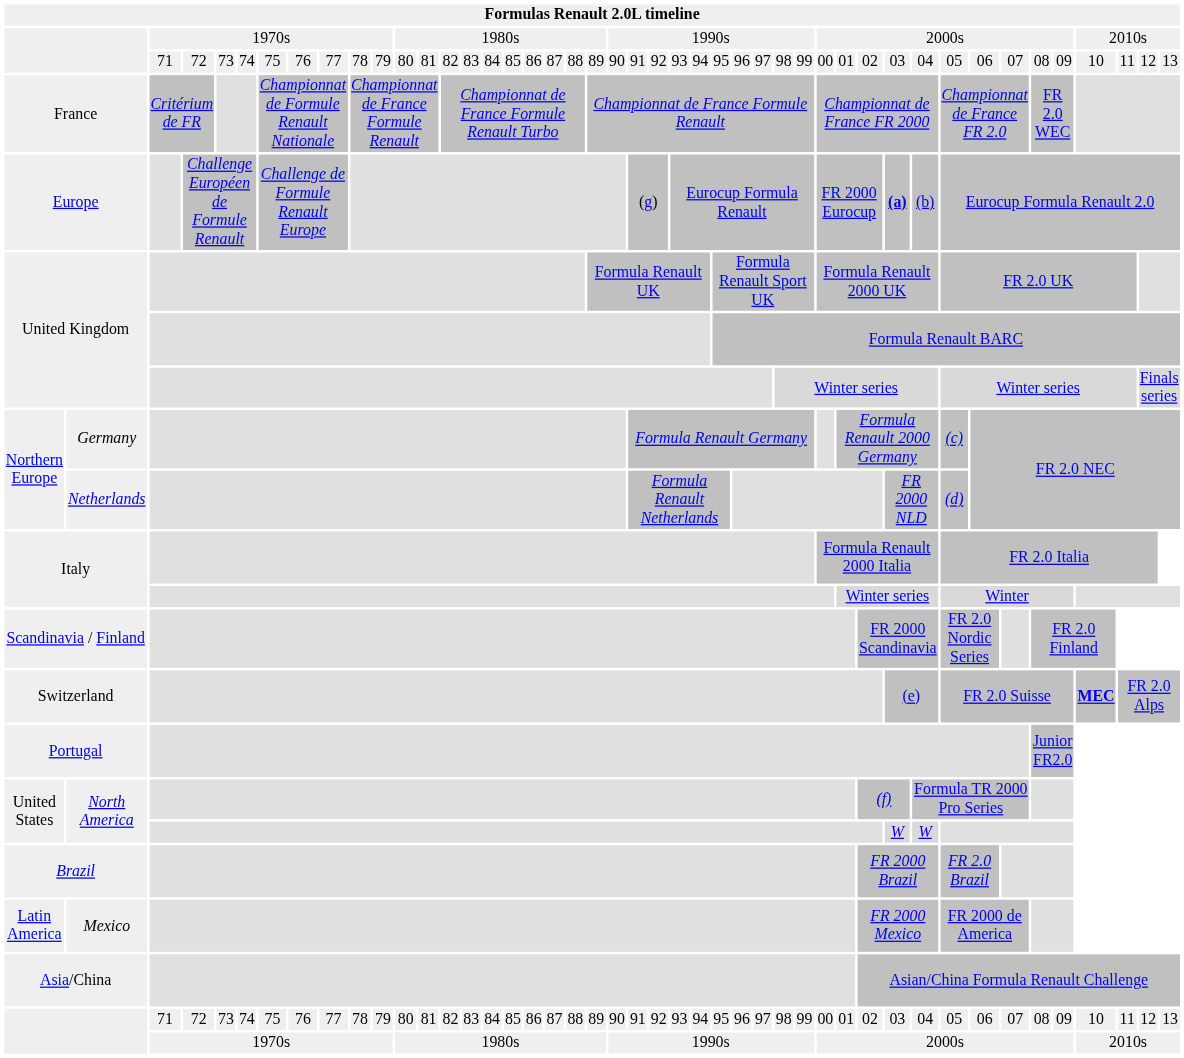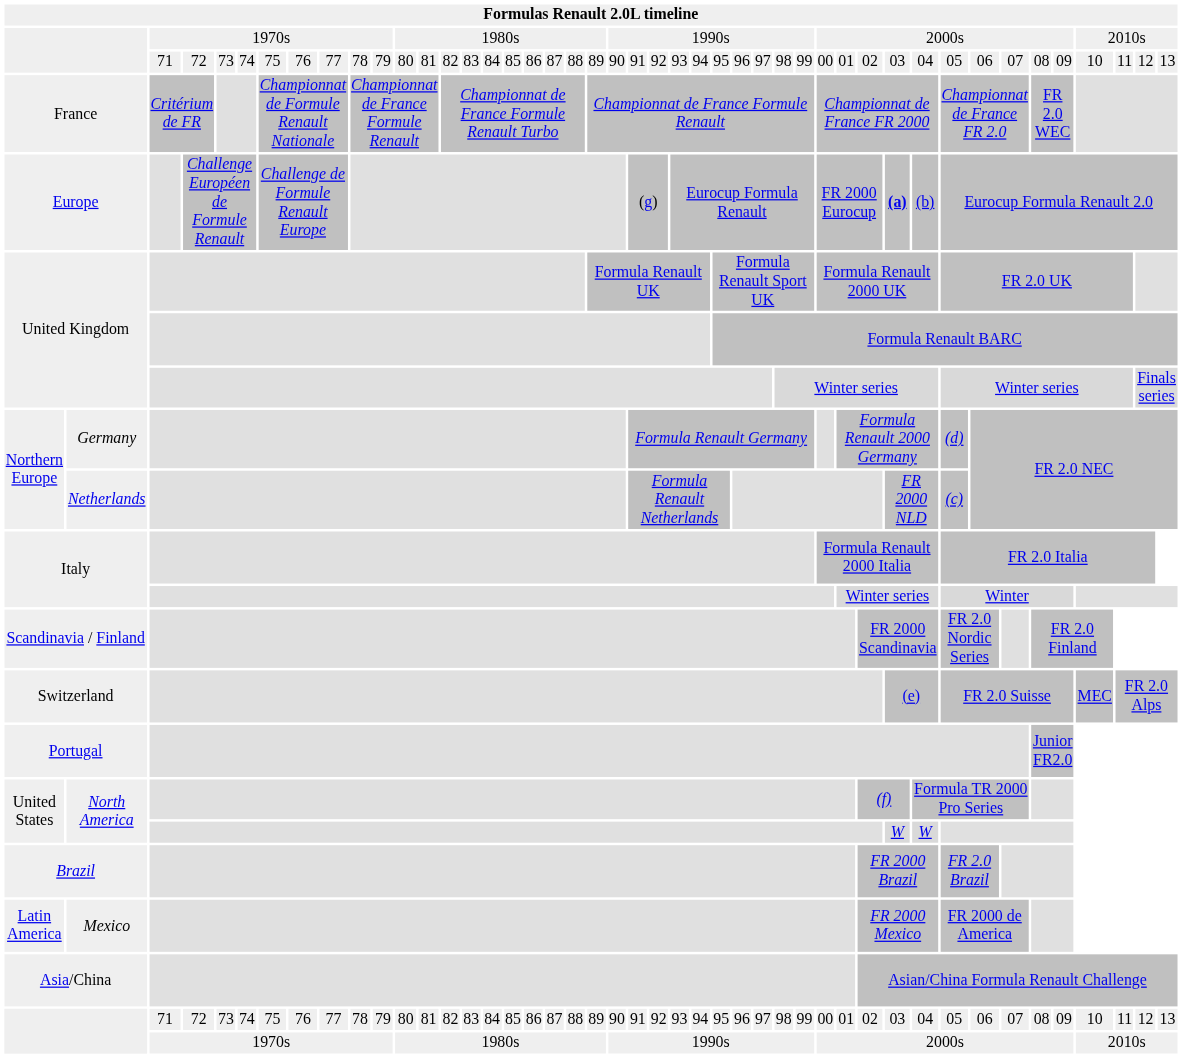(954, 438) (c) -> (954, 438) (d)
(954, 499) (d) -> (954, 499) (c)
(1096, 696) bold -> (1095, 696) normal
